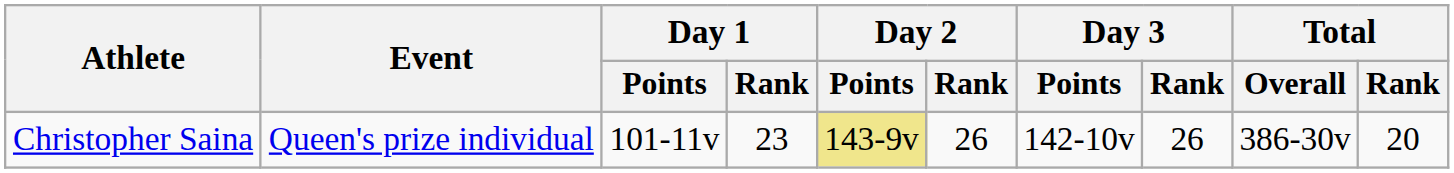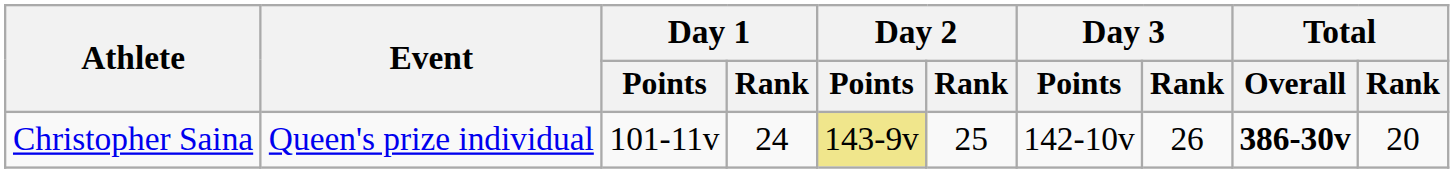(772, 139) 23 -> (772, 139) 24
(971, 139) 26 -> (971, 139) 25
(1295, 139) normal -> (1295, 139) bold
